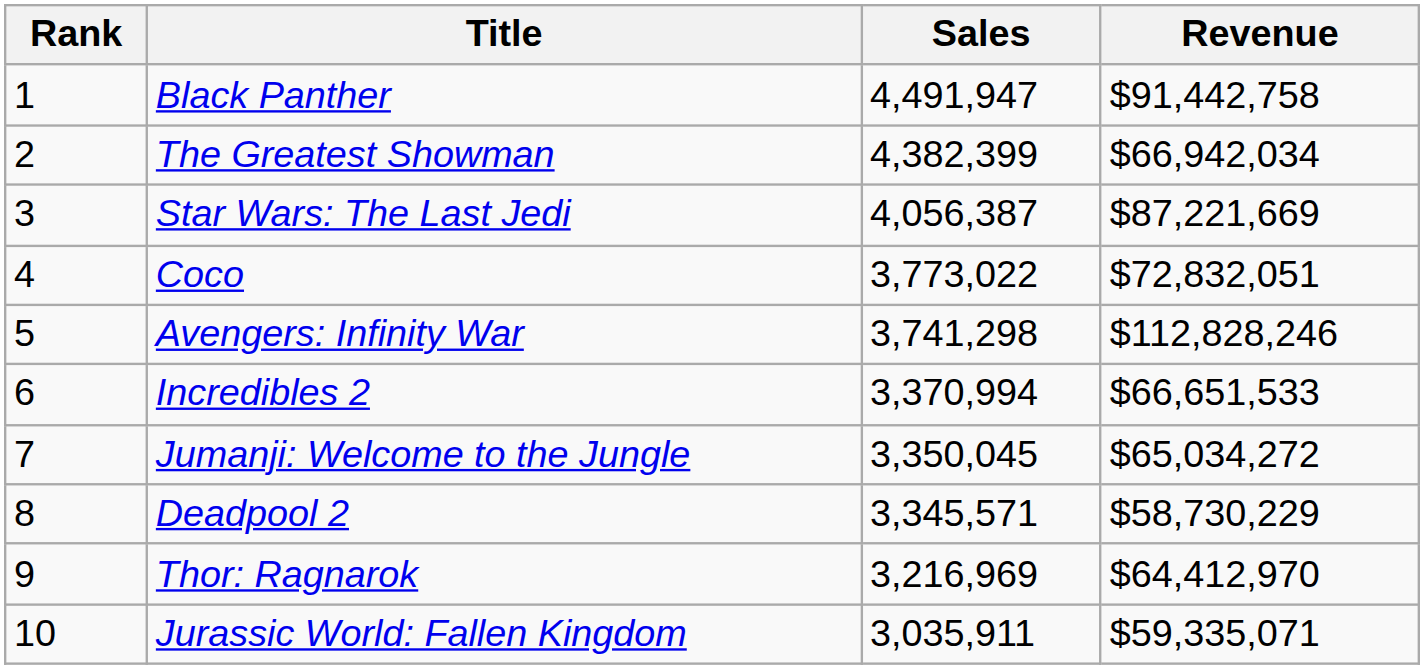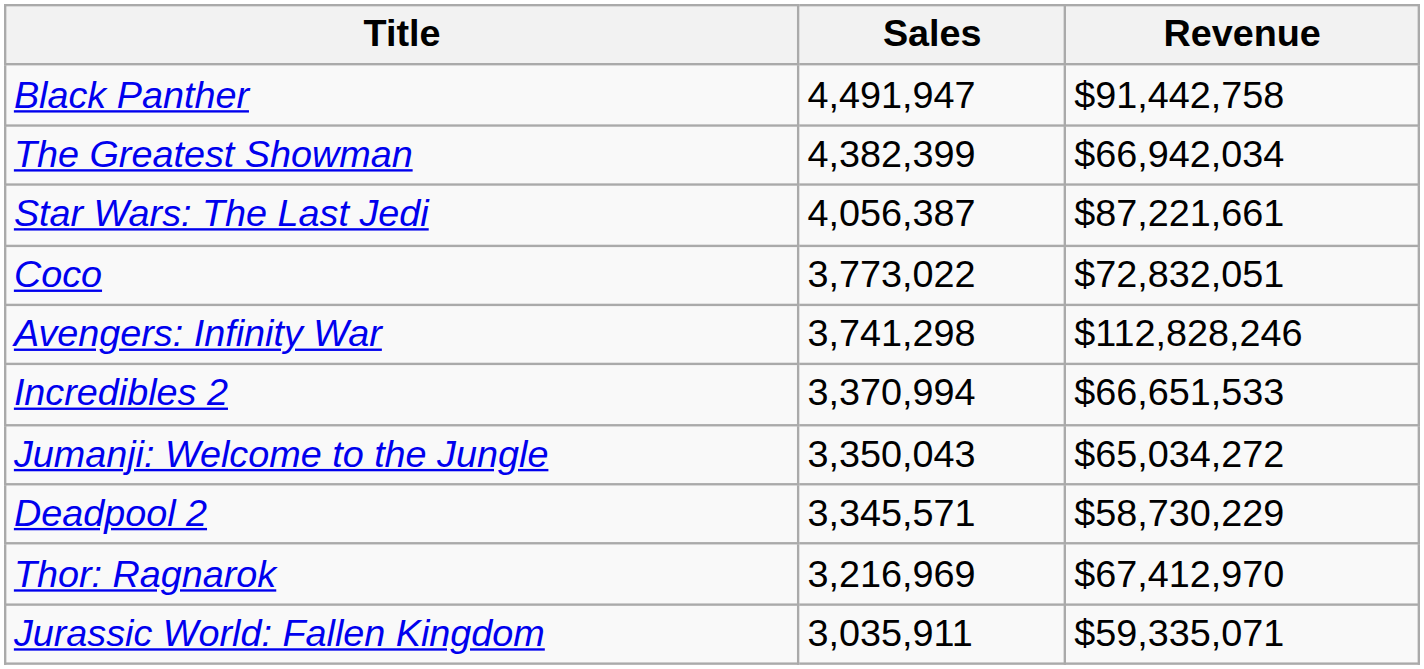- column: (76, 34)
(1215, 214) $87,221,669 -> (1179, 214) $87,221,661
(954, 453) 3,350,045 -> (892, 453) 3,350,043
(1215, 573) $64,412,970 -> (1179, 573) $67,412,970
